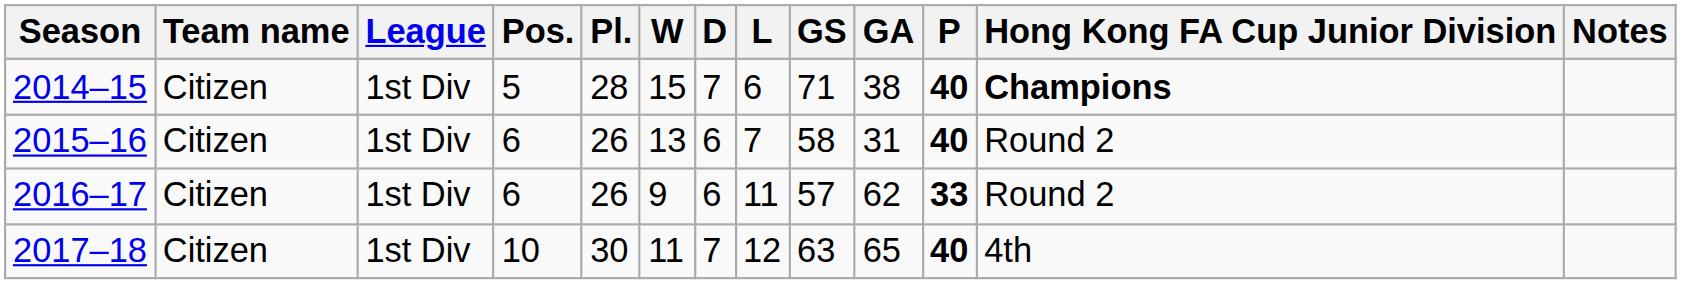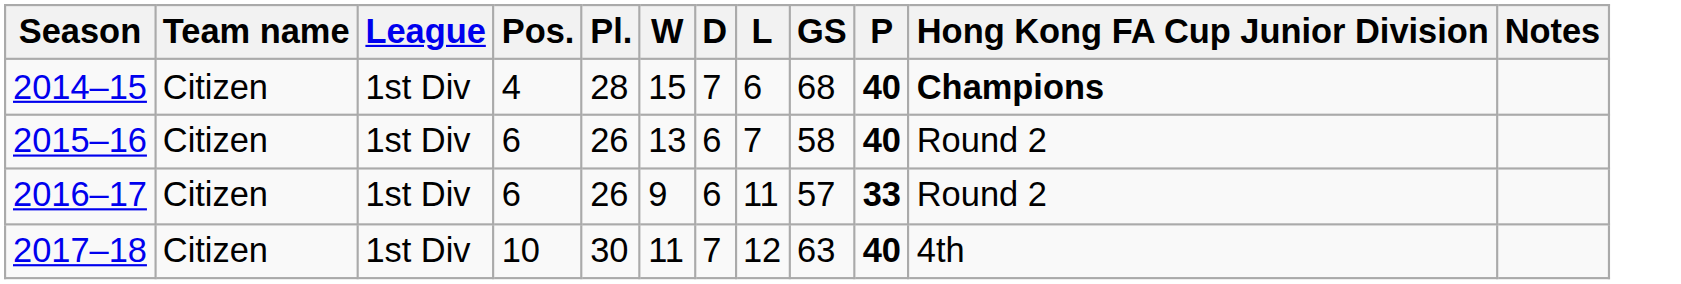- column: (888, 31)
(511, 86) 5 -> (511, 86) 4
(816, 86) 71 -> (816, 86) 68
